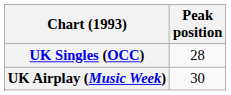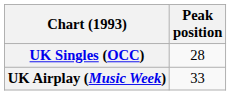(198, 78) 30 -> (198, 78) 33
